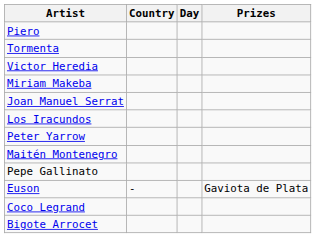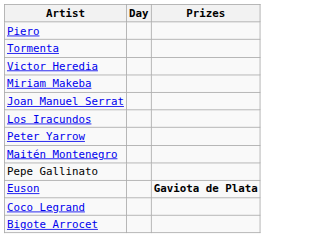- column: (152, 13)
(256, 189) normal -> (206, 189) bold
